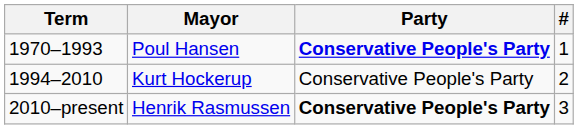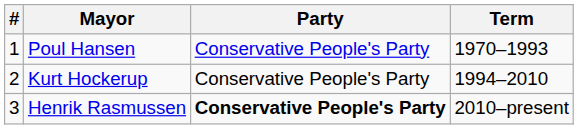columns swapped: (564, 19) <-> (66, 19)
(424, 49) bold -> (312, 49) normal
